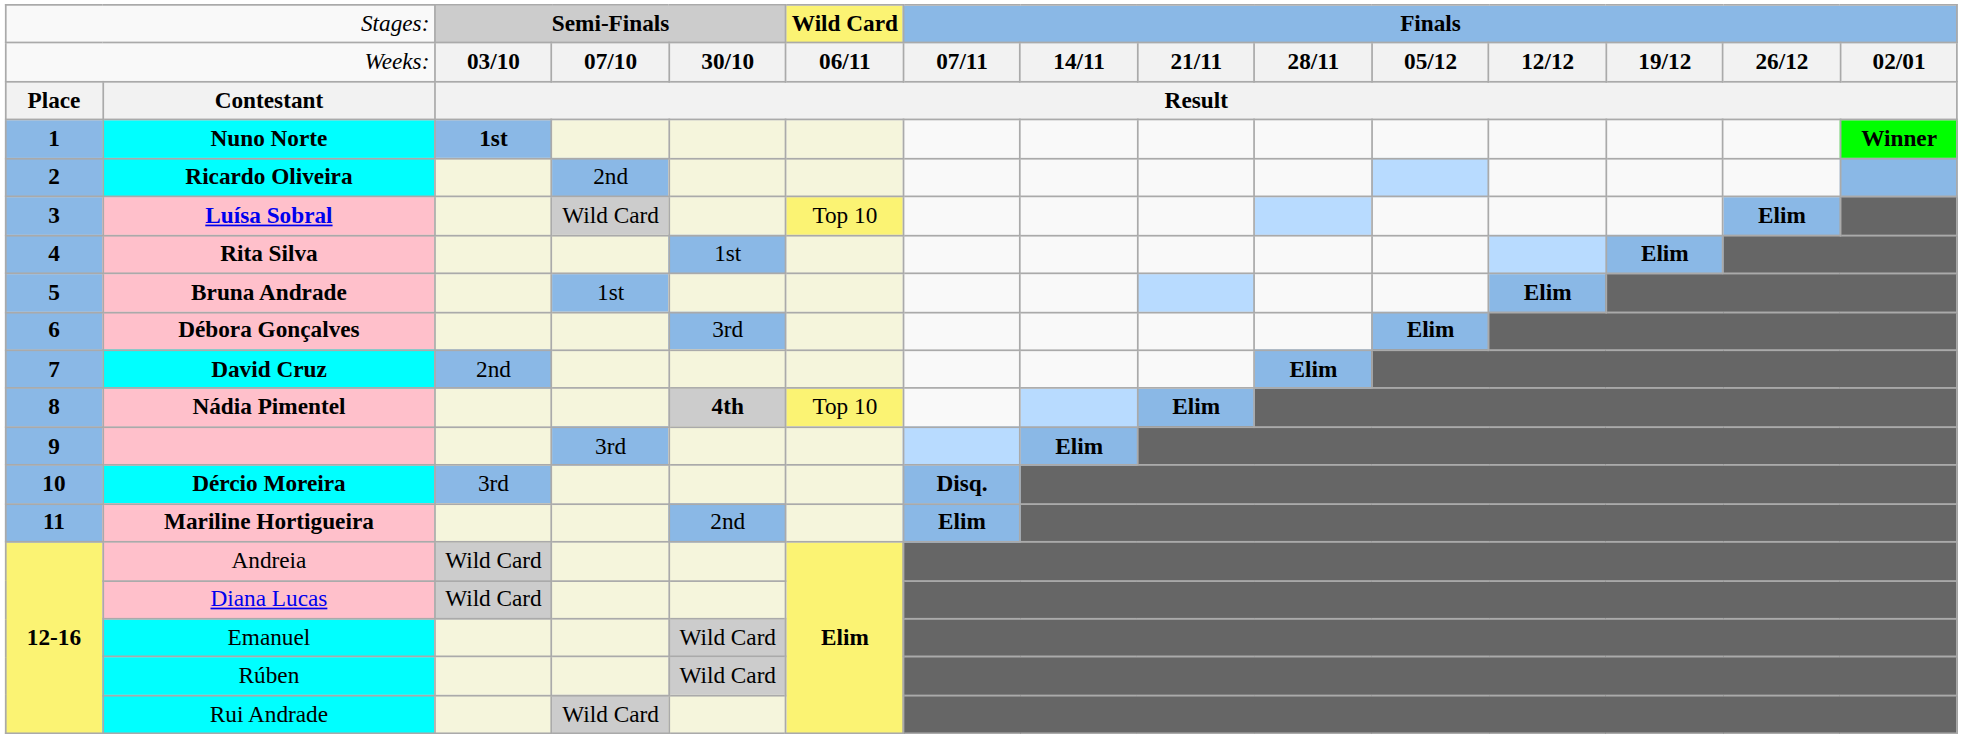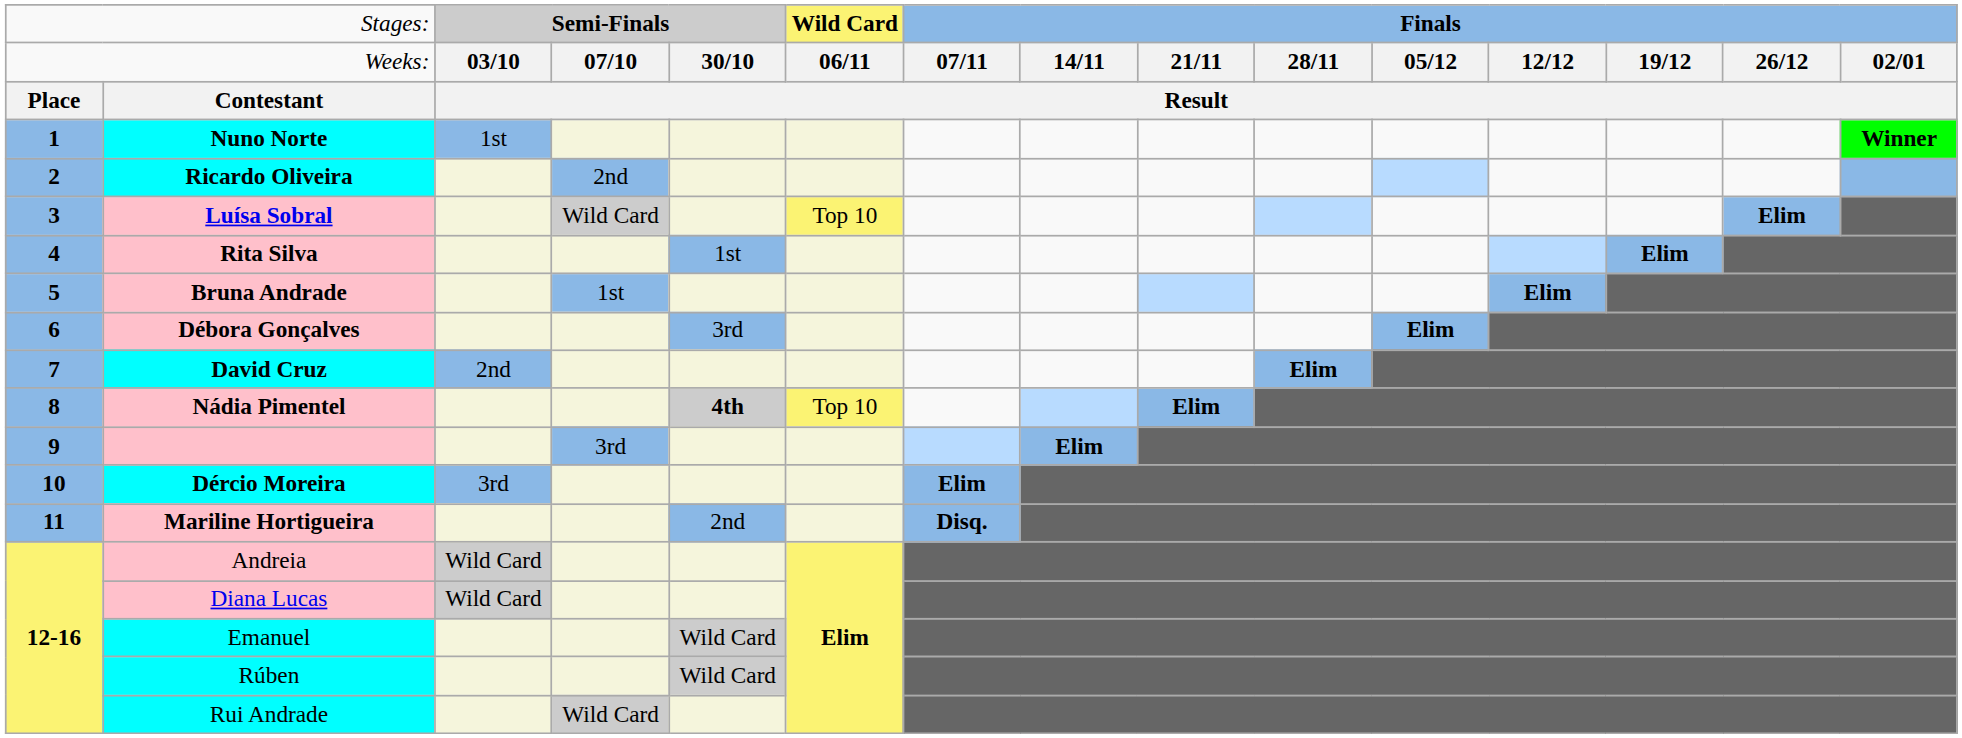(493, 138) bold -> (493, 138) normal
(962, 483) Disq. -> (962, 483) Elim
(962, 522) Elim -> (962, 522) Disq.
